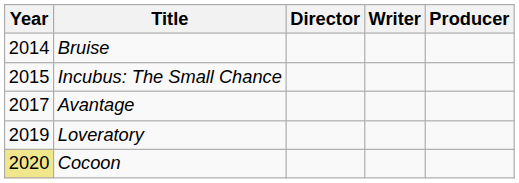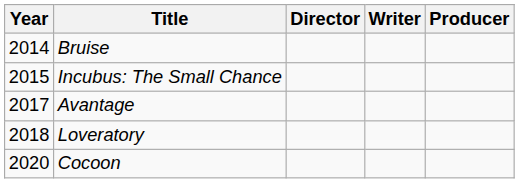(29, 134) 2019 -> (29, 134) 2018
(29, 163) khaki background -> (29, 163) no background
